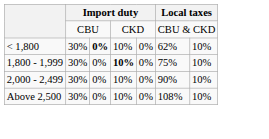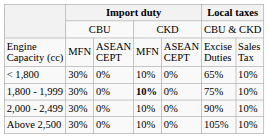+ row: (35, 52)
(100, 46) bold -> (103, 74) normal
(167, 46) 62% -> (214, 74) 65%
(170, 96) 108% -> (216, 125) 105%
